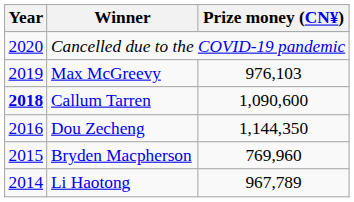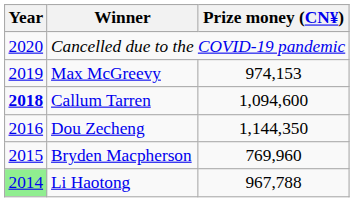(274, 73) 976,103 -> (274, 73) 974,153
(274, 100) 1,090,600 -> (274, 100) 1,094,600
(26, 182) no background -> (26, 182) lightgreen background
(274, 182) 967,789 -> (274, 182) 967,788
